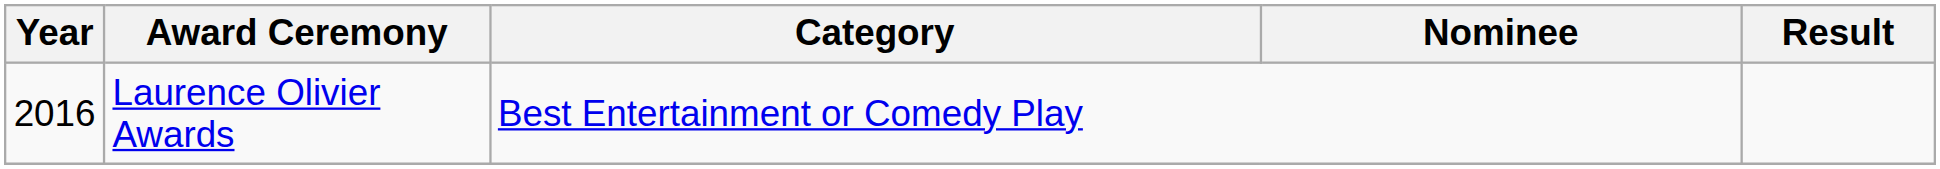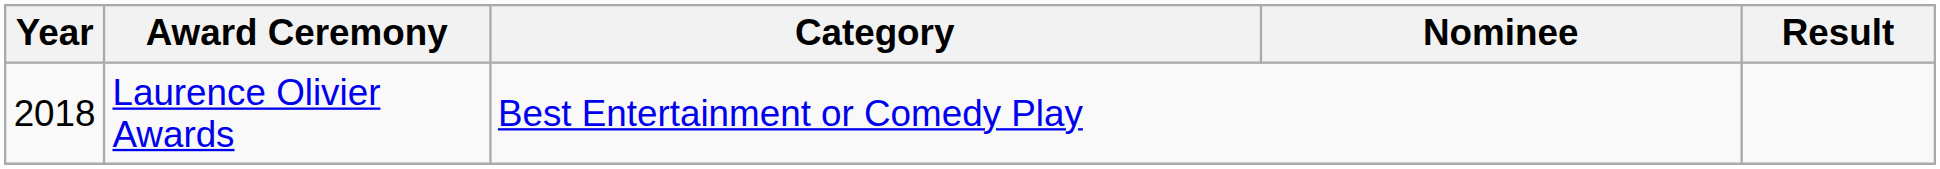(55, 112) 2016 -> (55, 112) 2018
